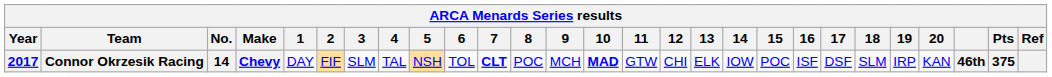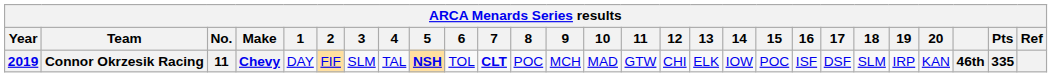(23, 61) 2017 -> (23, 61) 2019
(221, 61) 14 -> (221, 61) 11
(427, 61) normal -> (427, 61) bold
(603, 61) bold -> (603, 61) normal
(1003, 61) 375 -> (1003, 61) 335
